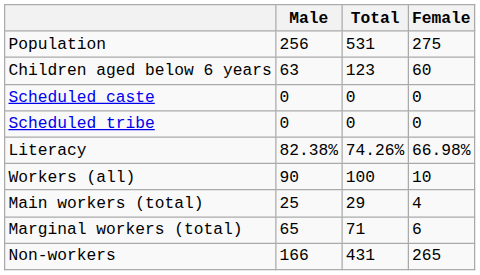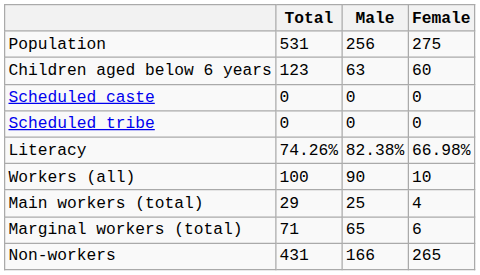columns swapped: (375, 18) <-> (309, 18)
